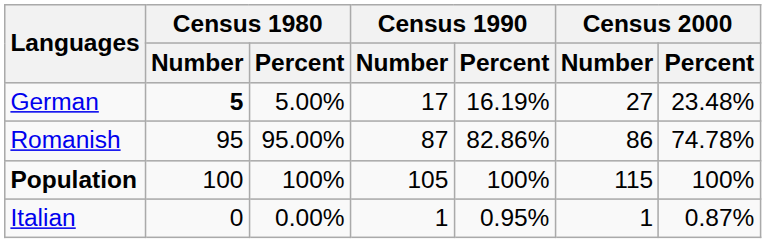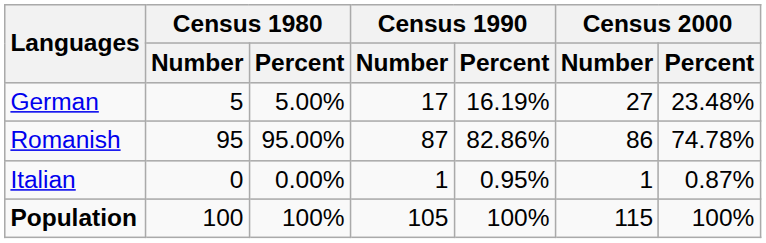(237, 101) bold -> (237, 101) normal
rows swapped: (43, 218) <-> (74, 179)
